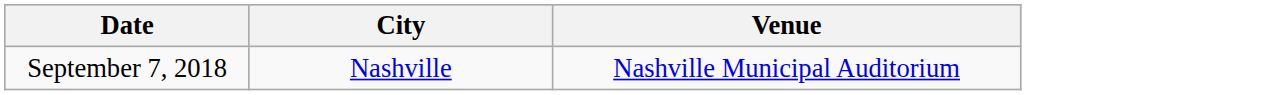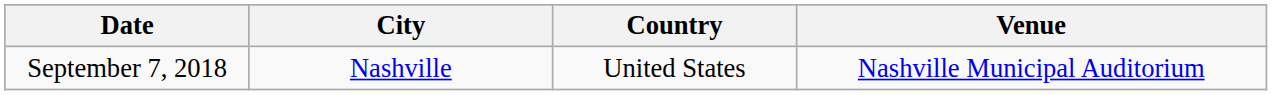+ column: (675, 25)
